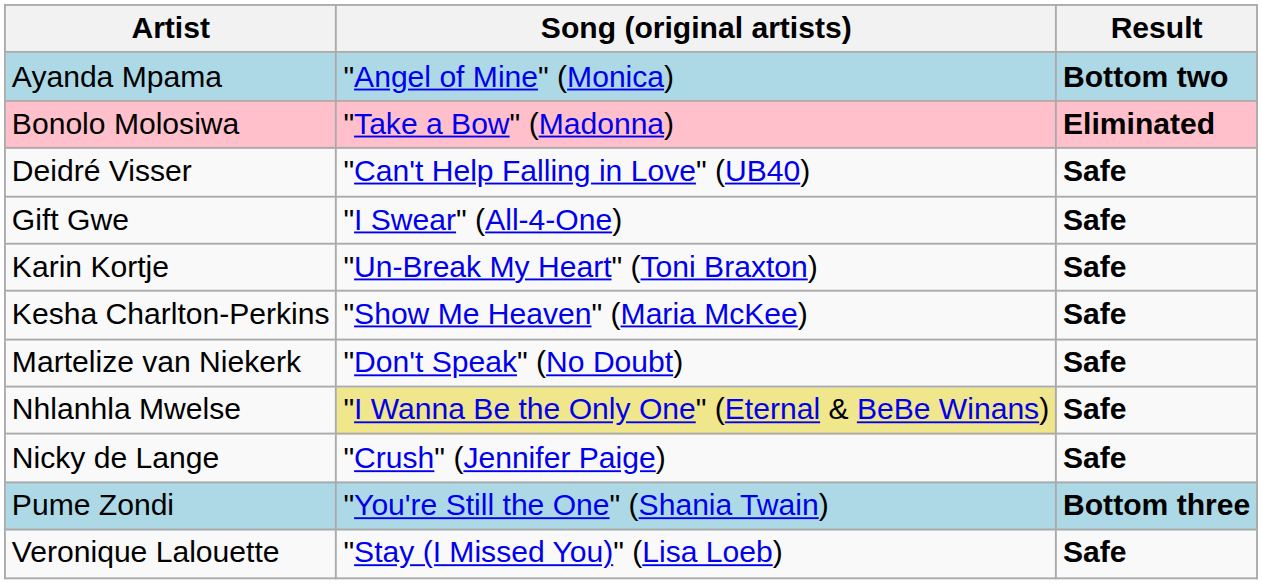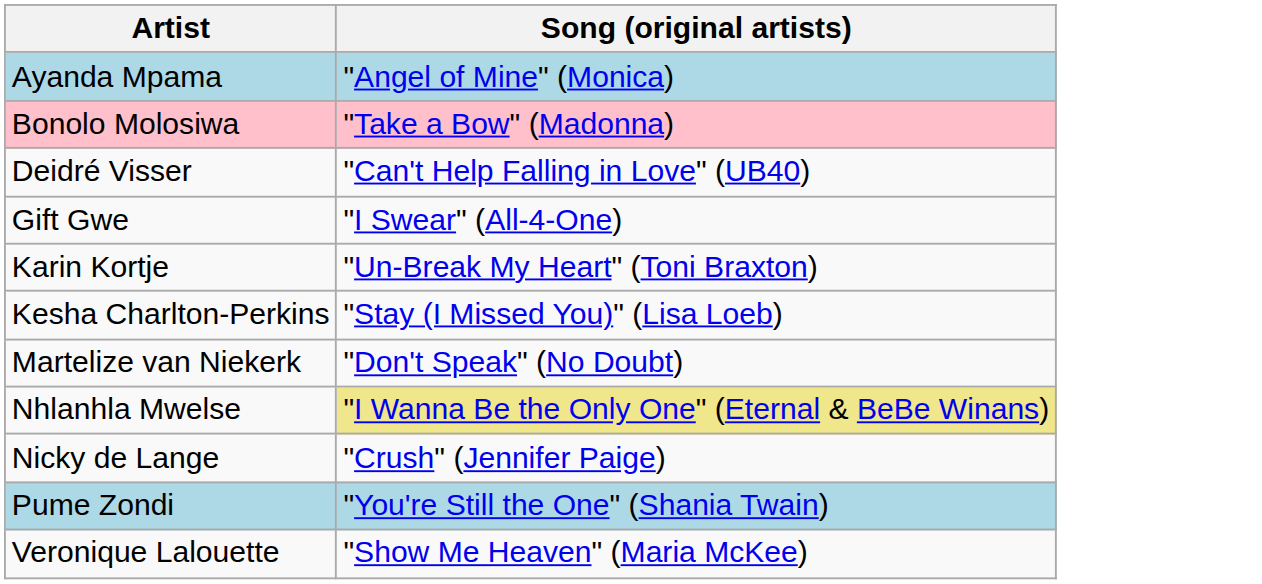- column: (1157, 28)
(576, 314) "Show Me Heaven" (Maria McKee) -> (563, 314) "Stay (I Missed You)" (Lisa Loeb)
(563, 553) "Stay (I Missed You)" (Lisa Loeb) -> (576, 553) "Show Me Heaven" (Maria McKee)
